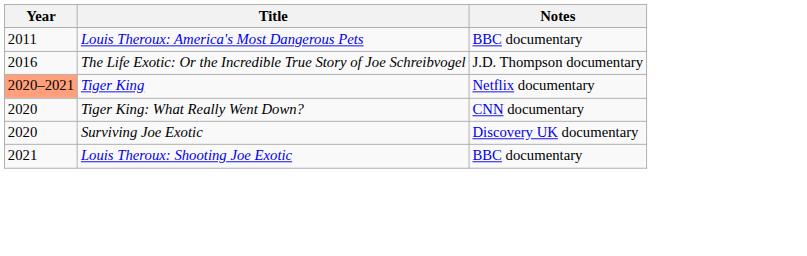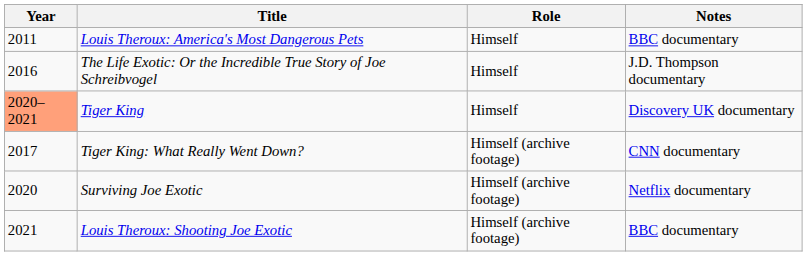+ column: (546, 16)
(534, 86) Netflix documentary -> (712, 111) Discovery UK documentary
(23, 109) 2020 -> (23, 150) 2017
(555, 132) Discovery UK documentary -> (690, 190) Netflix documentary
